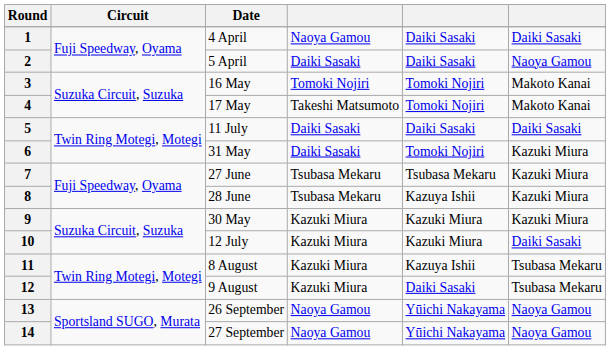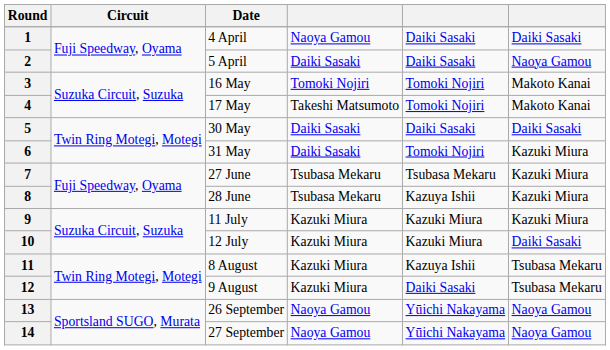(228, 128) 11 July -> (229, 128) 30 May
(229, 219) 30 May -> (228, 219) 11 July
